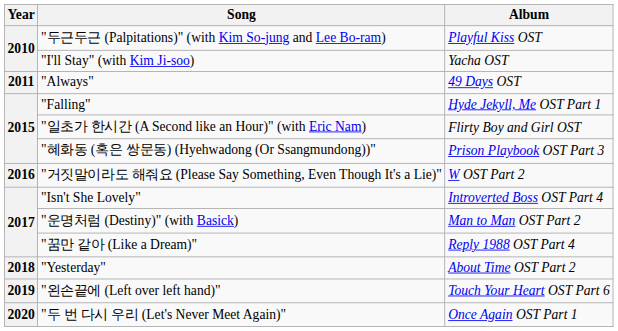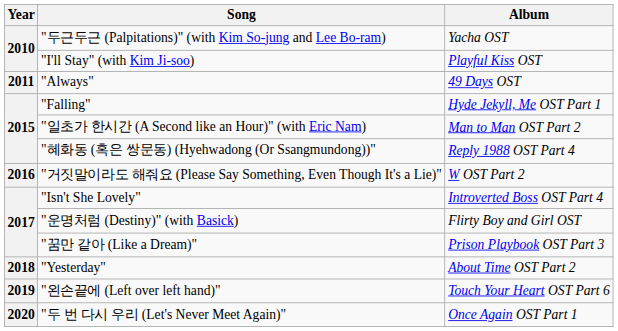(495, 38) Playful Kiss OST -> (478, 38) Yacha OST
(478, 60) Yacha OST -> (495, 60) Playful Kiss OST
(515, 126) Flirty Boy and Girl OST -> (514, 126) Man to Man OST Part 2
(526, 151) Prison Playbook OST Part 3 -> (511, 151) Reply 1988 OST Part 4
(514, 220) Man to Man OST Part 2 -> (515, 220) Flirty Boy and Girl OST
(511, 244) Reply 1988 OST Part 4 -> (526, 244) Prison Playbook OST Part 3
